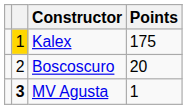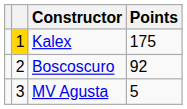(139, 66) 20 -> (139, 66) 92
(20, 91) bold -> (20, 91) normal
(134, 91) 1 -> (134, 91) 5
